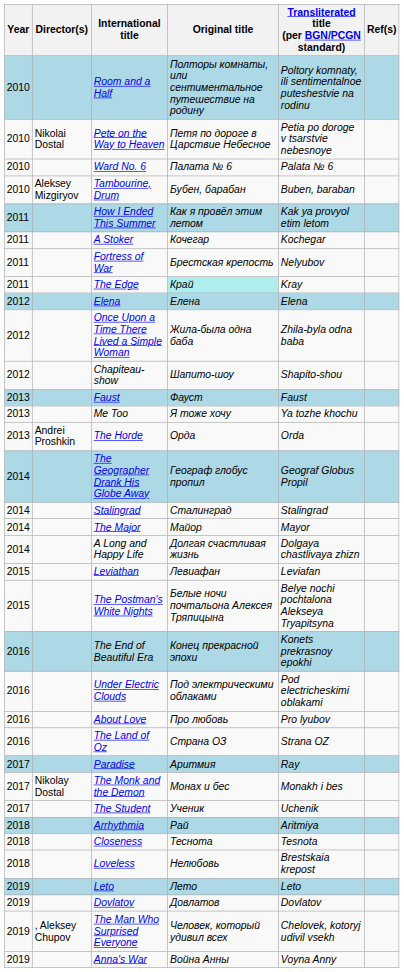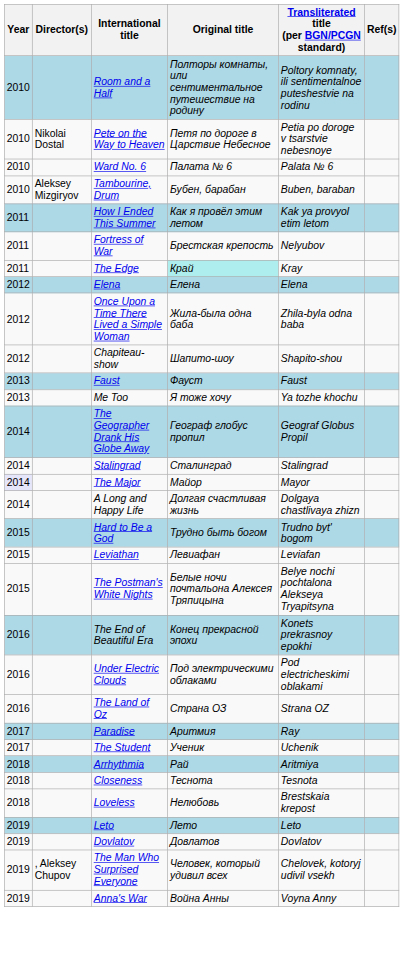- row: (113, 240)
- row: (118, 436)
(18, 527) no background -> (18, 482) lavender background
+ row: (123, 532)
- row: (120, 719)
- row: (127, 786)
